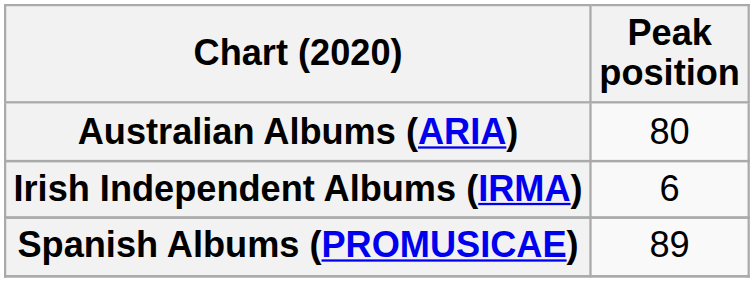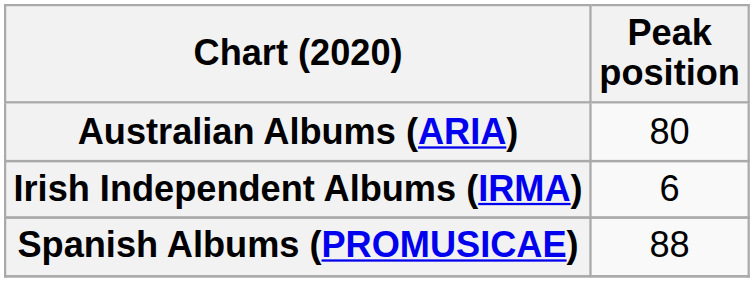(670, 245) 89 -> (670, 245) 88
